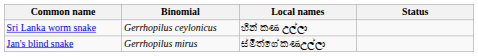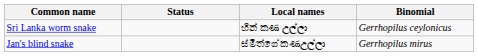columns swapped: (180, 12) <-> (415, 12)
